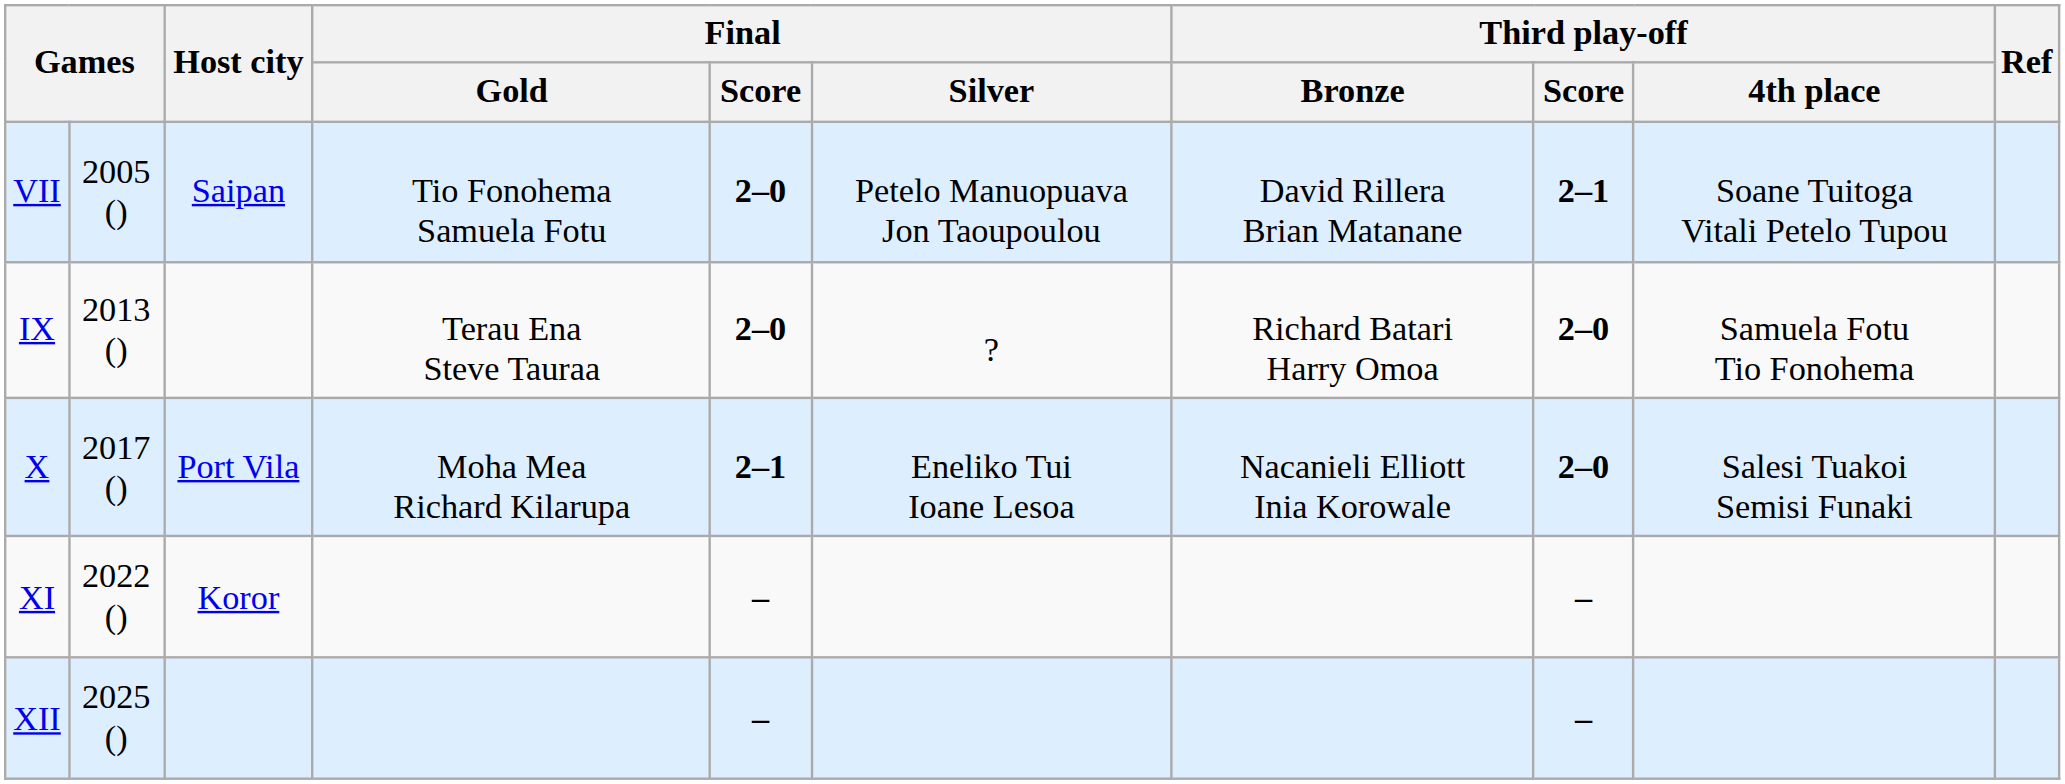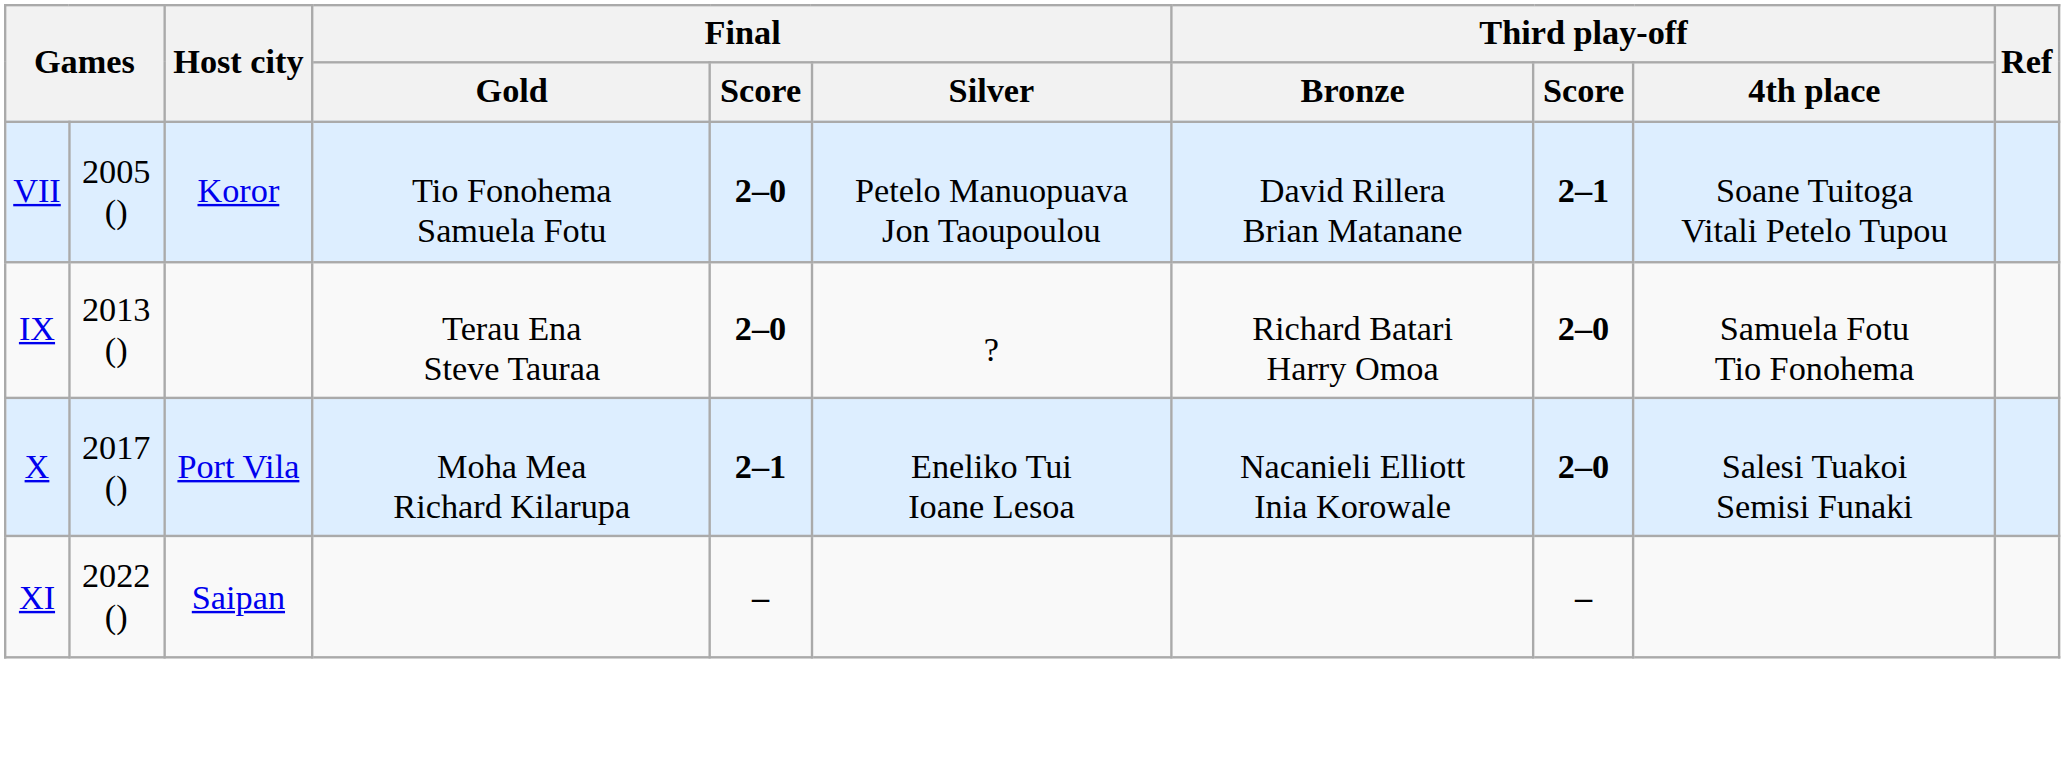(238, 191) Saipan -> (238, 191) Koror
(238, 596) Koror -> (238, 596) Saipan
- row: (37, 717)
